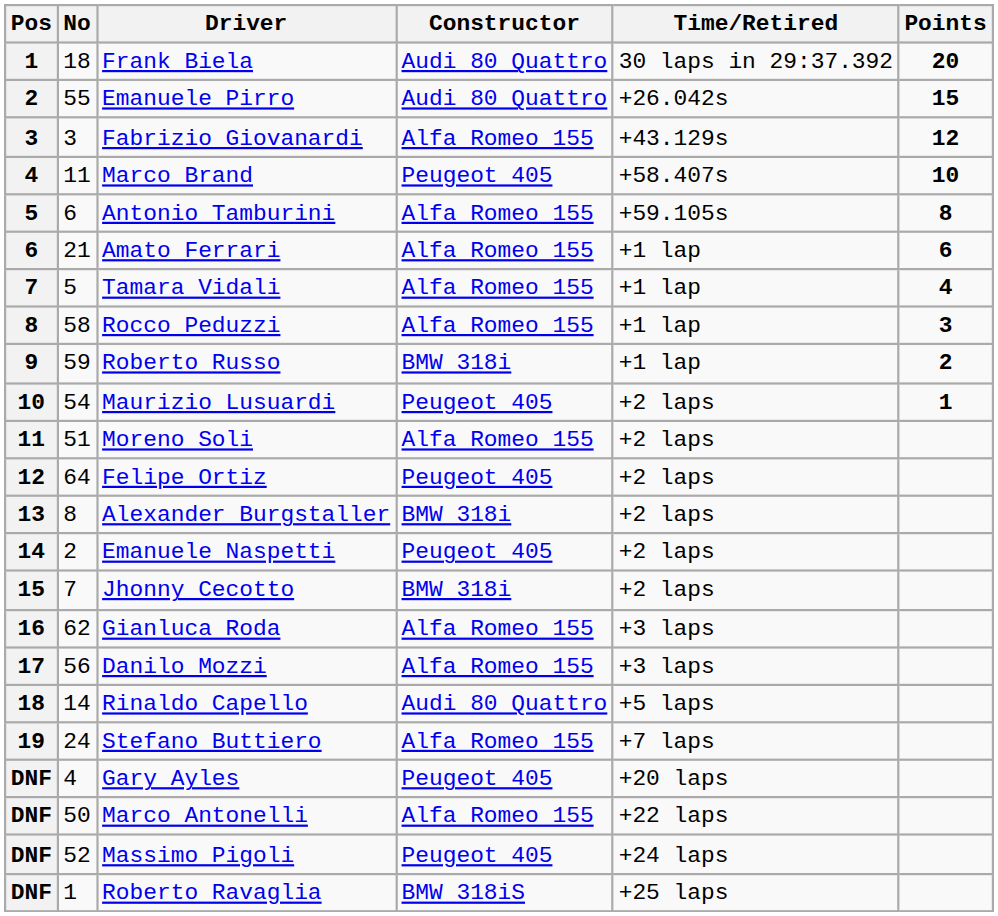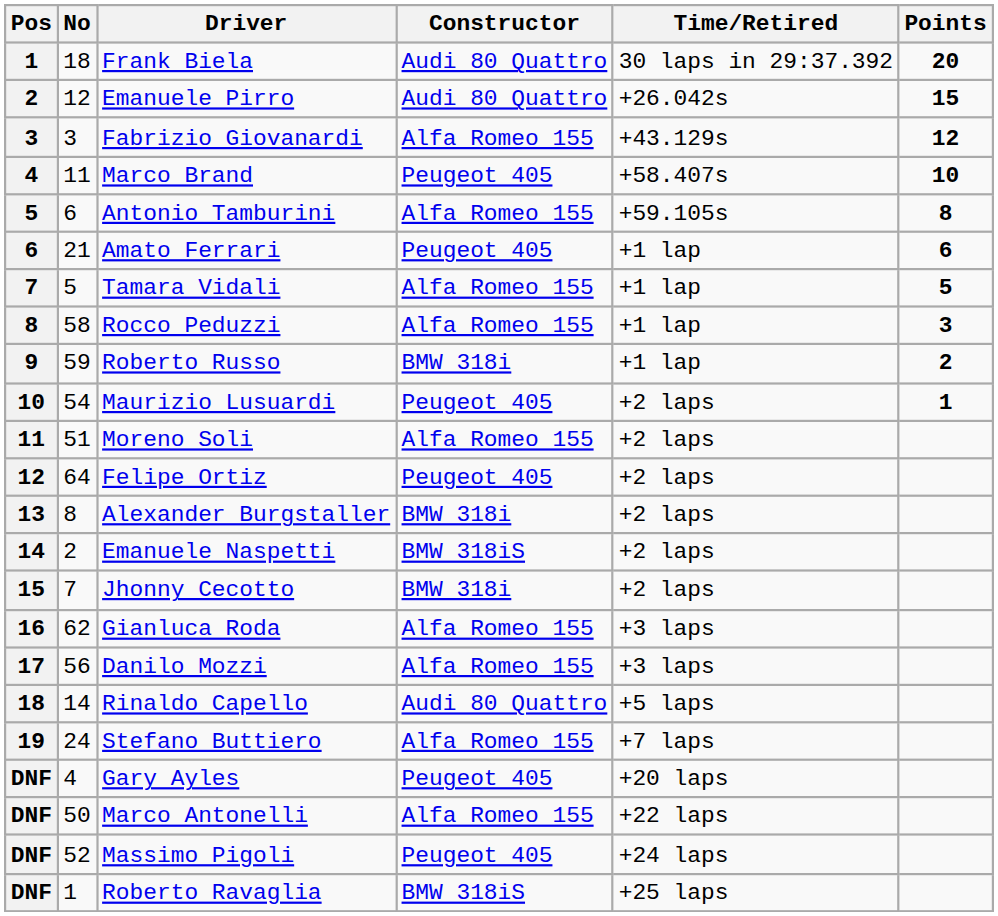(77, 100) 55 -> (77, 100) 12
(498, 251) Alfa Romeo 155 -> (477, 251) Peugeot 405
(946, 289) 4 -> (946, 289) 5
(477, 553) Peugeot 405 -> (463, 553) BMW 318iS
